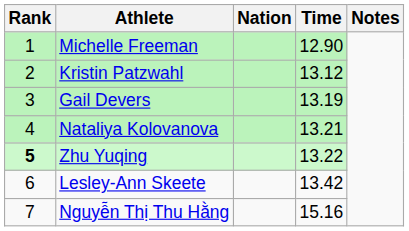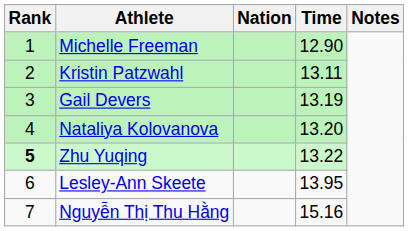(321, 73) 13.12 -> (321, 73) 13.11
(321, 128) 13.21 -> (321, 128) 13.20
(321, 184) 13.42 -> (321, 184) 13.95
